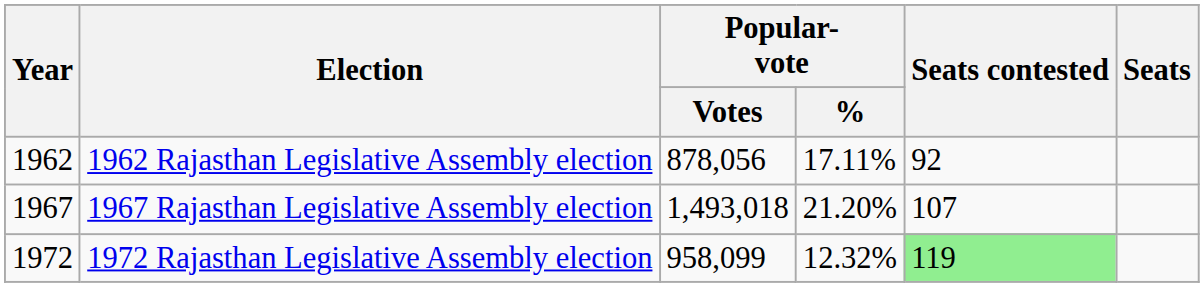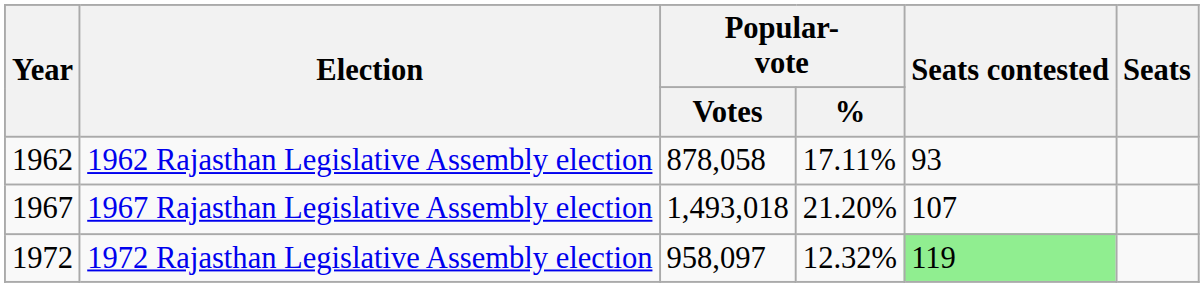(716, 160) 878,056 -> (716, 160) 878,058
(926, 160) 92 -> (926, 160) 93
(716, 256) 958,099 -> (716, 256) 958,097
